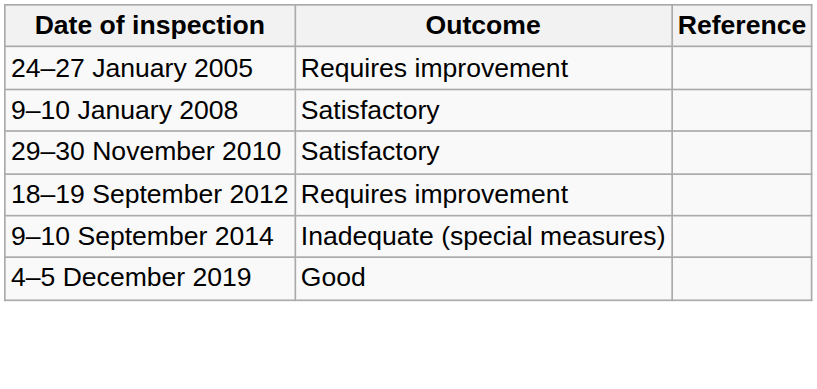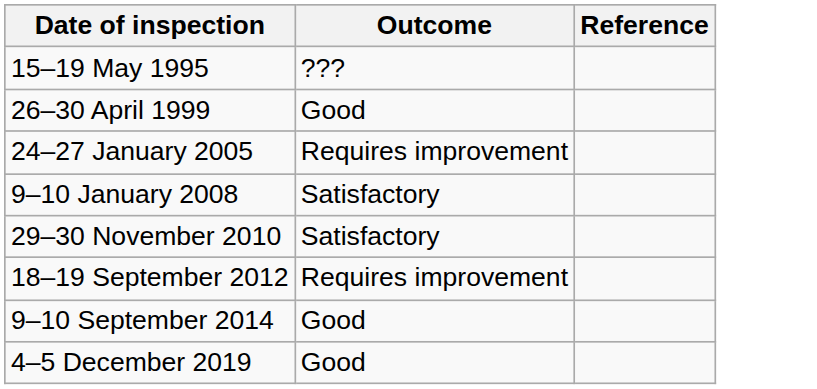+ row: (110, 67)
+ row: (111, 109)
(483, 236) Inadequate (special measures) -> (333, 320) Good
